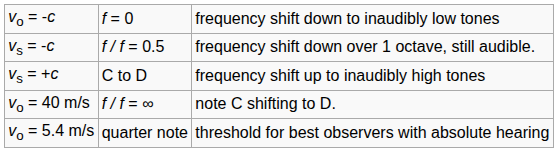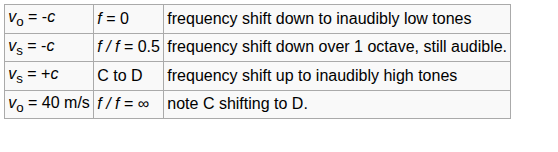- row: (51, 133)
